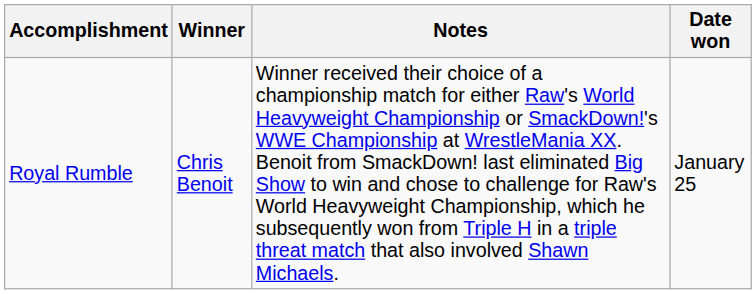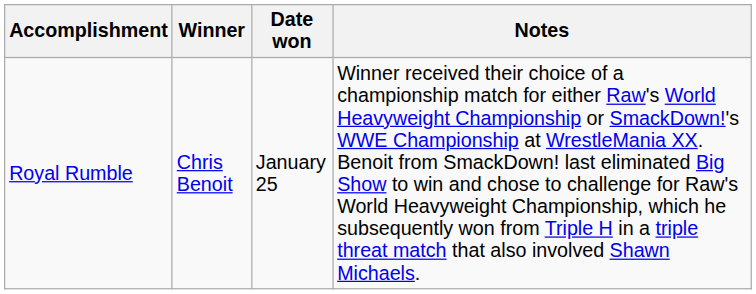columns swapped: (711, 31) <-> (461, 31)
